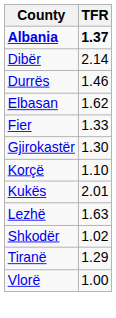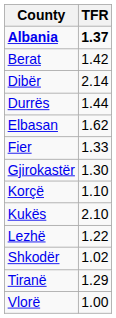+ row: (24, 59)
(95, 81) 1.46 -> (95, 103) 1.44
(95, 192) 2.01 -> (95, 214) 2.10
(95, 214) 1.63 -> (95, 236) 1.22
